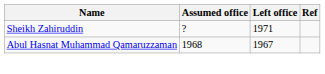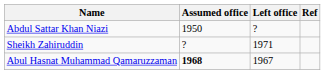+ row: (57, 28)
(192, 45) normal -> (192, 61) bold
